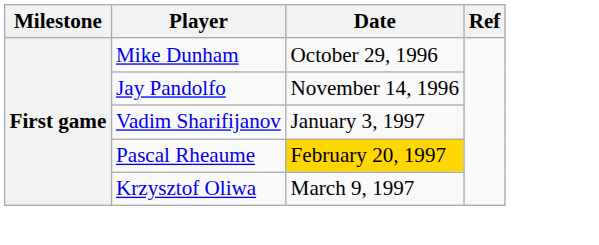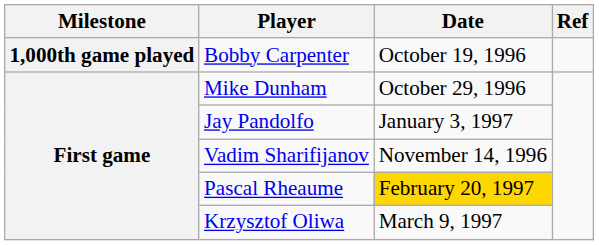+ row: (276, 54)
(375, 88) November 14, 1996 -> (446, 121) January 3, 1997
(358, 121) January 3, 1997 -> (463, 155) November 14, 1996
